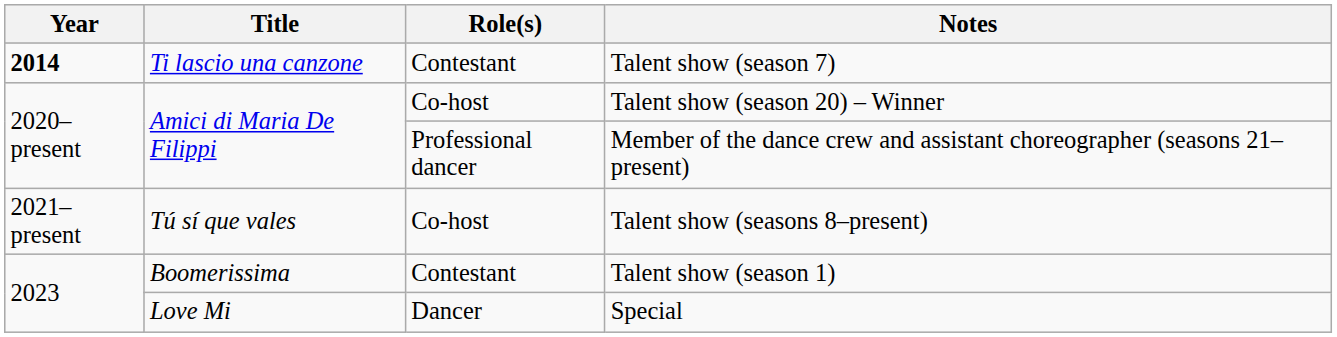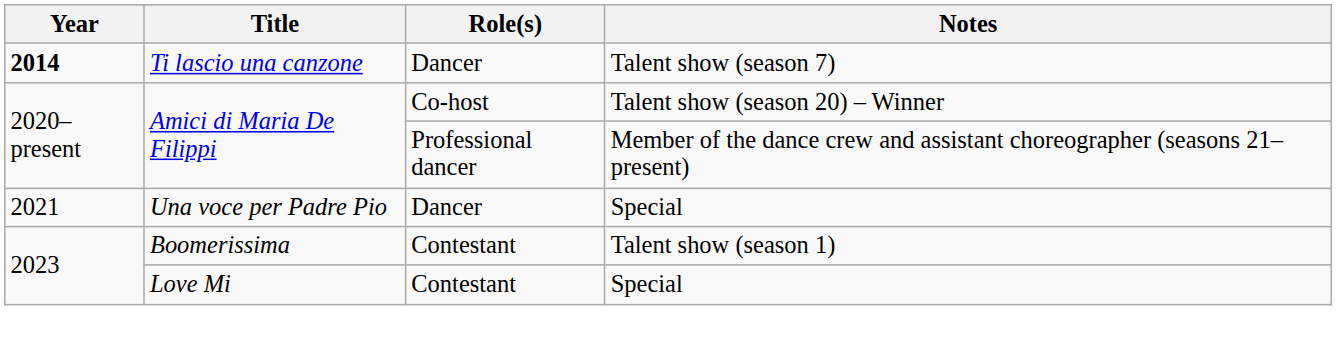(464, 62) Contestant -> (447, 62) Dancer
+ row: (268, 206)
- row: (223, 220)
(447, 311) Dancer -> (464, 284) Contestant
